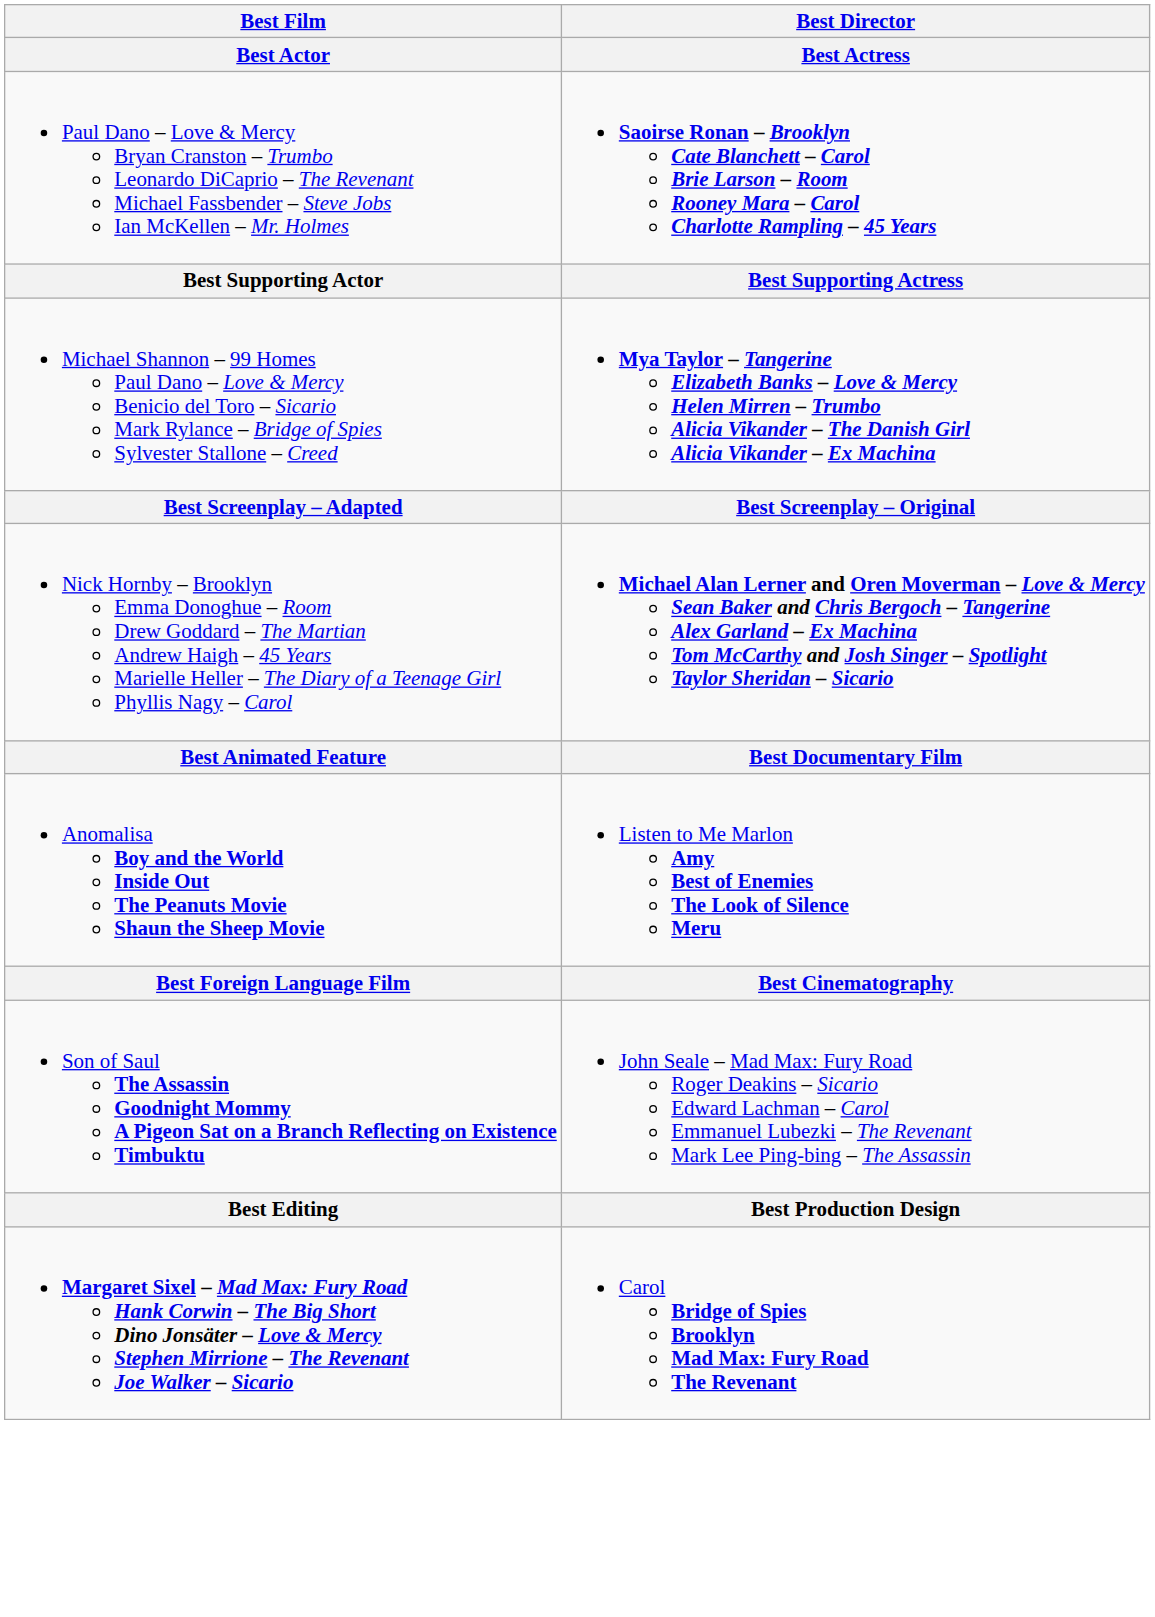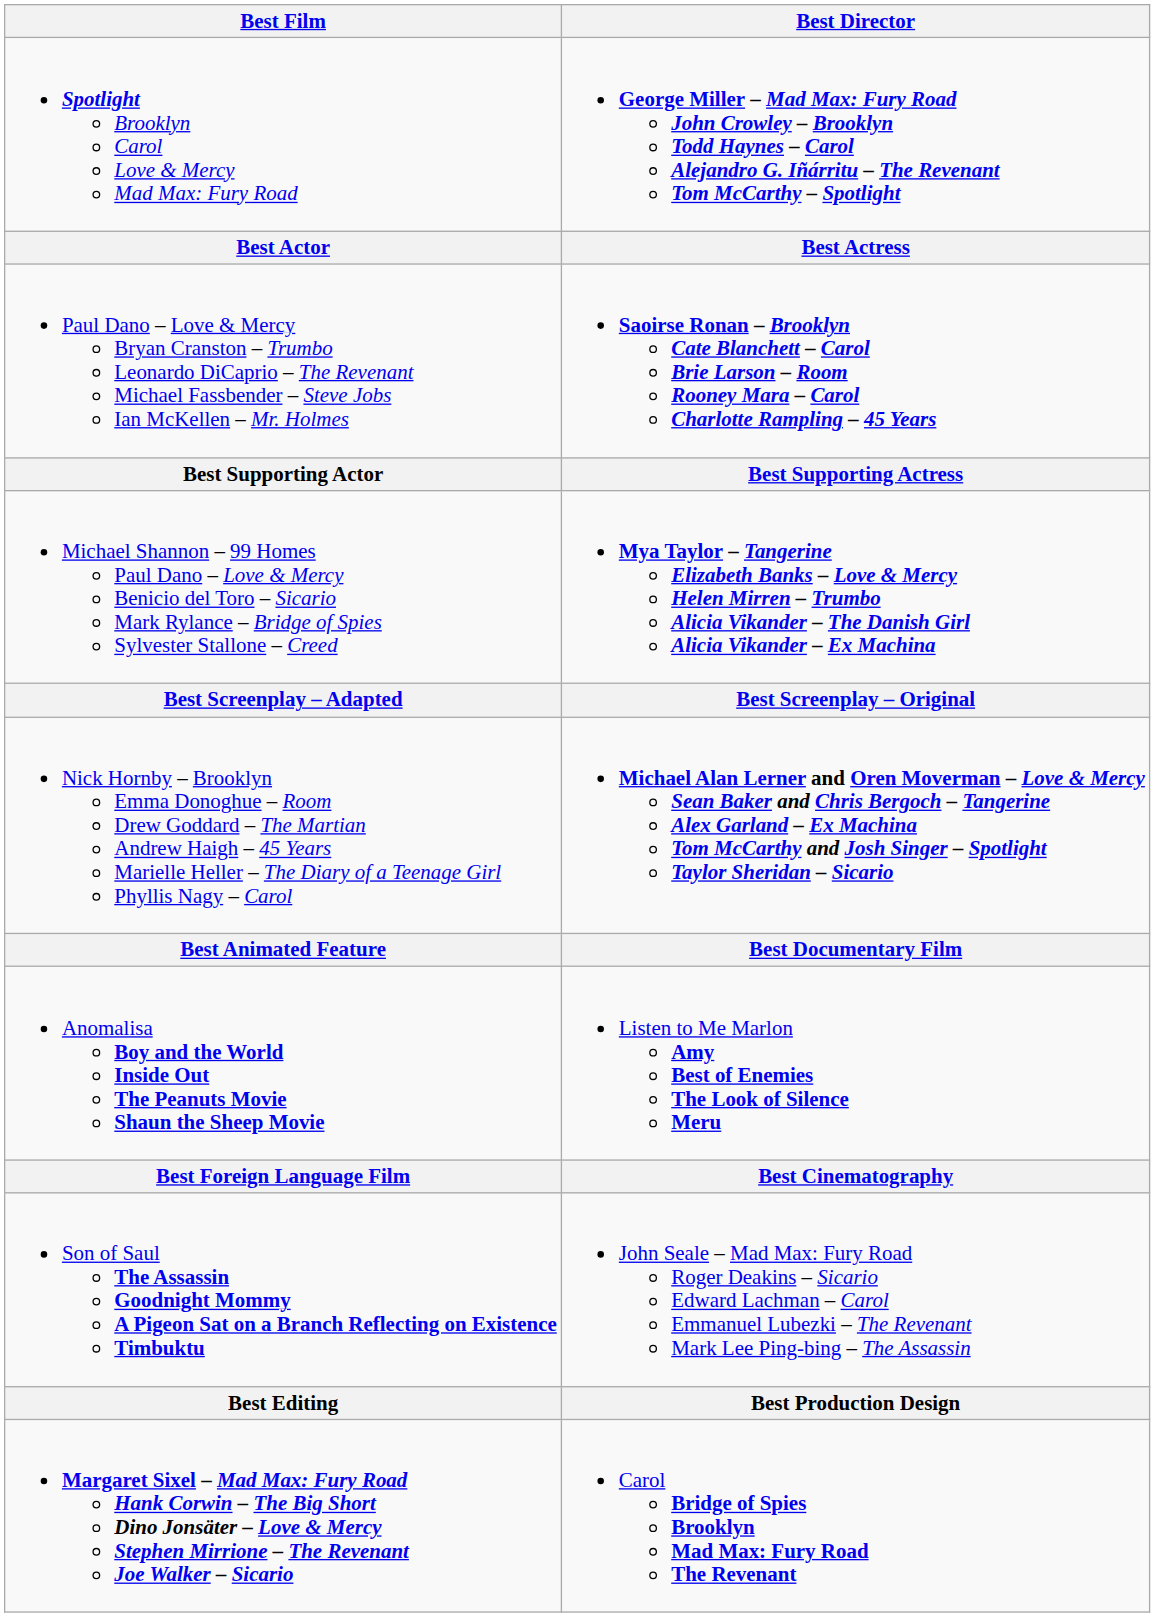+ row: (283, 146)
